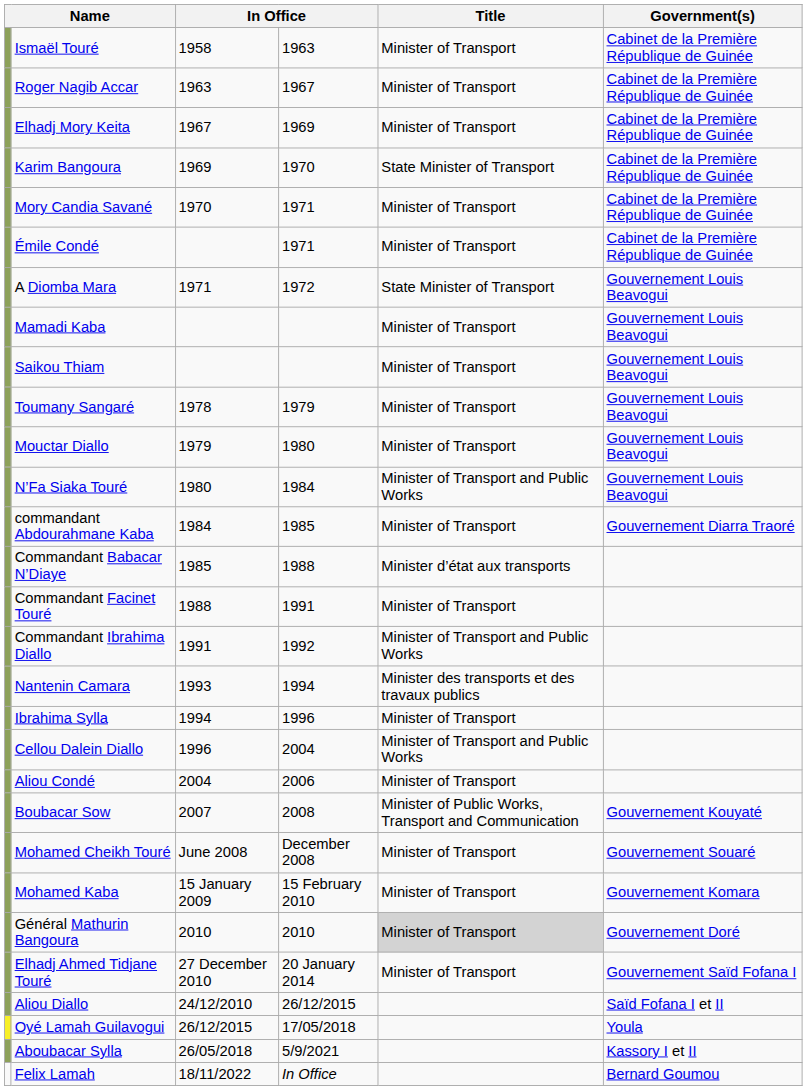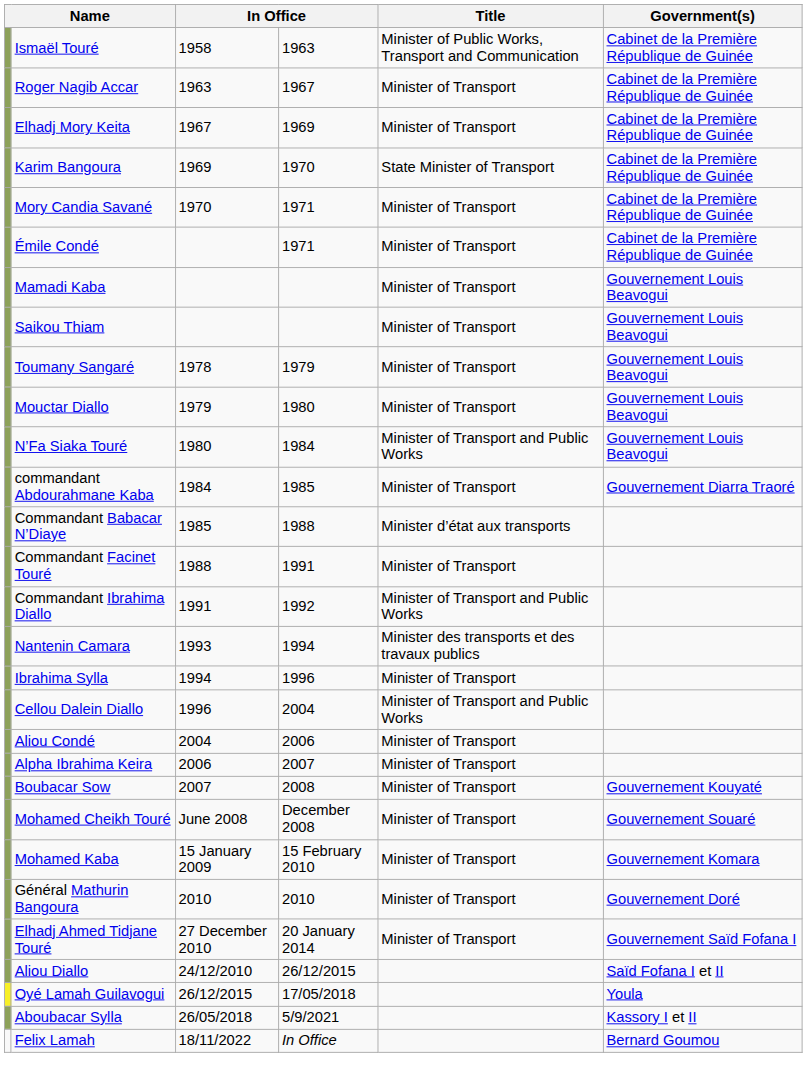(448, 47) Minister of Transport -> (480, 47) Minister of Public Works, Transport and Communication
- row: (65, 287)
+ row: (83, 764)
(480, 812) Minister of Public Works, Transport and Communication -> (448, 787) Minister of Transport
(448, 932) lightgrey background -> (448, 899) no background
